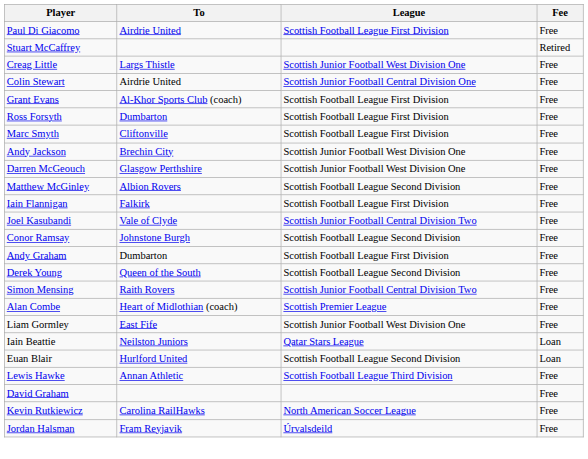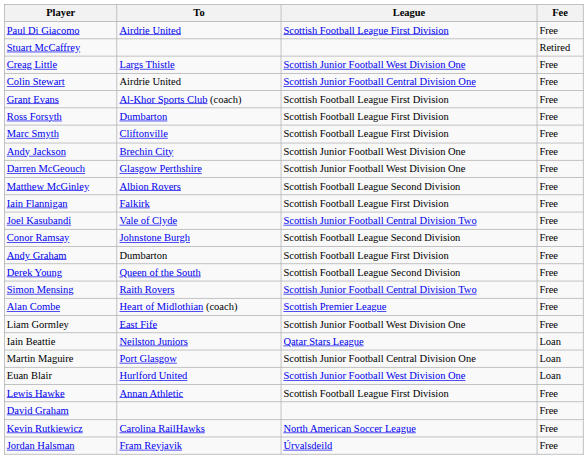+ row: (40, 359)
(372, 359) Scottish Football League Second Division -> (374, 376) Scottish Junior Football West Division One
(368, 376) Scottish Football League Third Division -> (366, 393) Scottish Football League First Division
